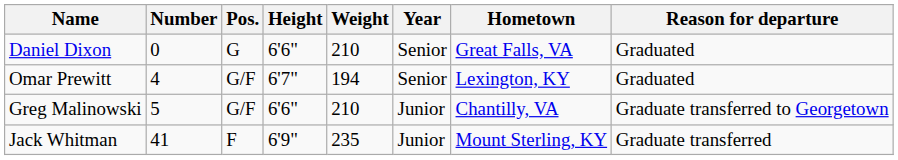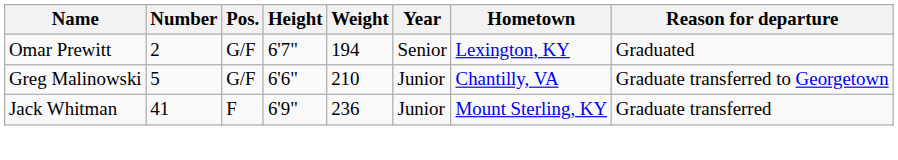- row: (60, 49)
(155, 79) 4 -> (155, 49) 2
(345, 139) 235 -> (345, 109) 236
